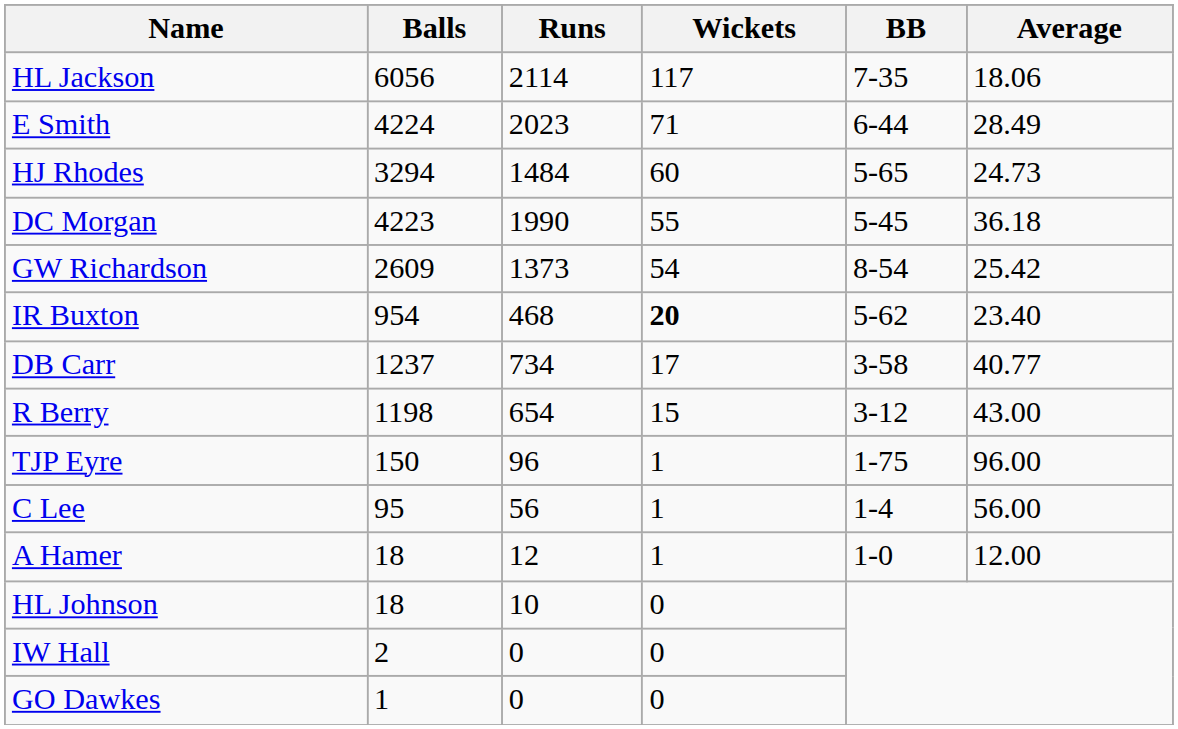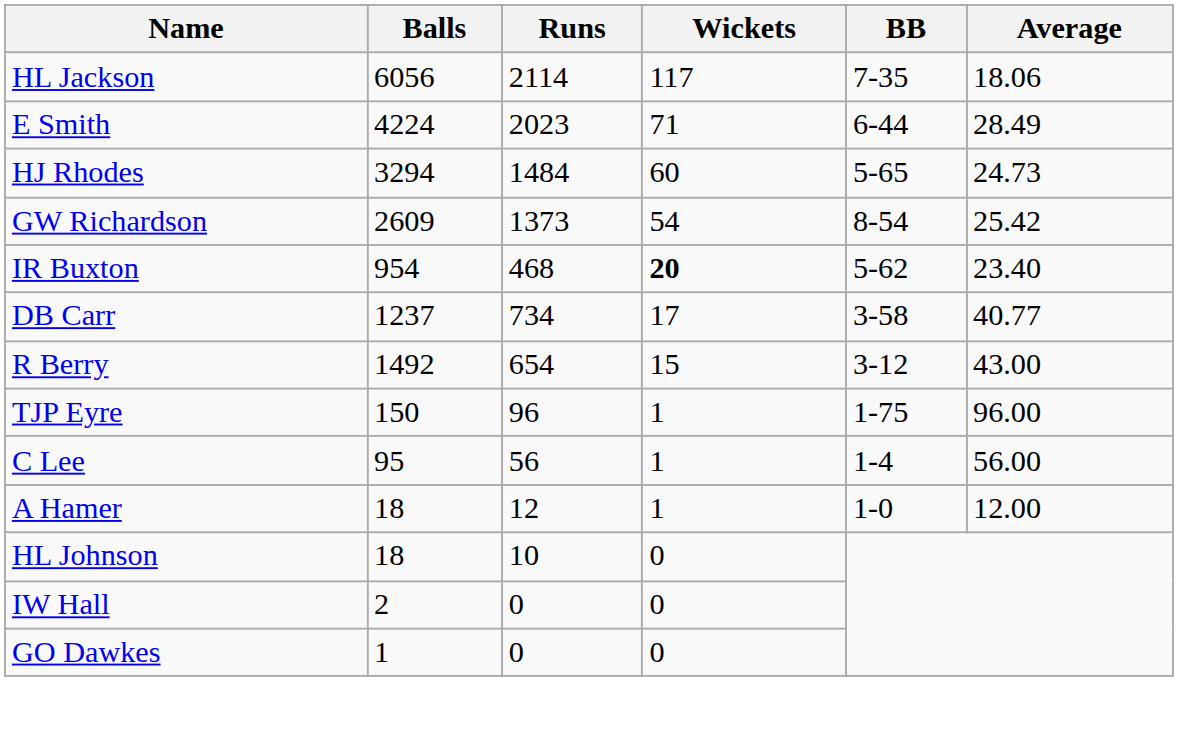- row: (84, 220)
(404, 412) 1198 -> (404, 364) 1492
